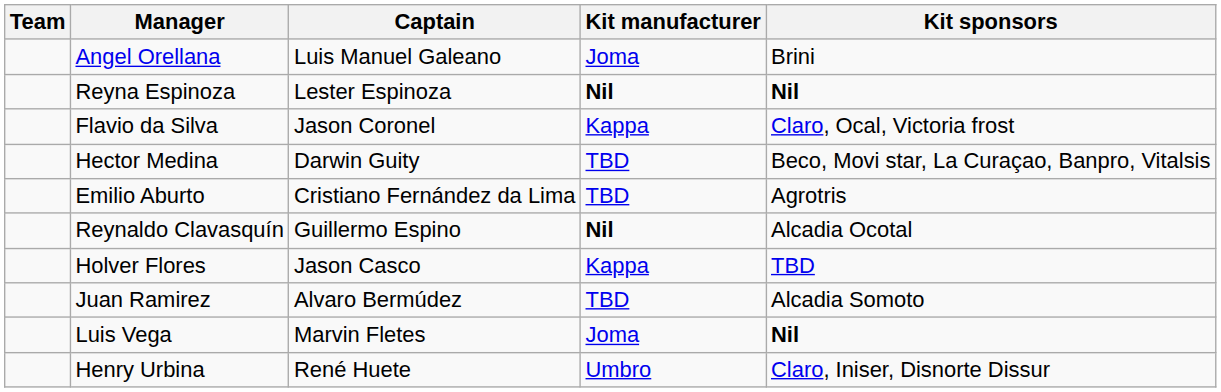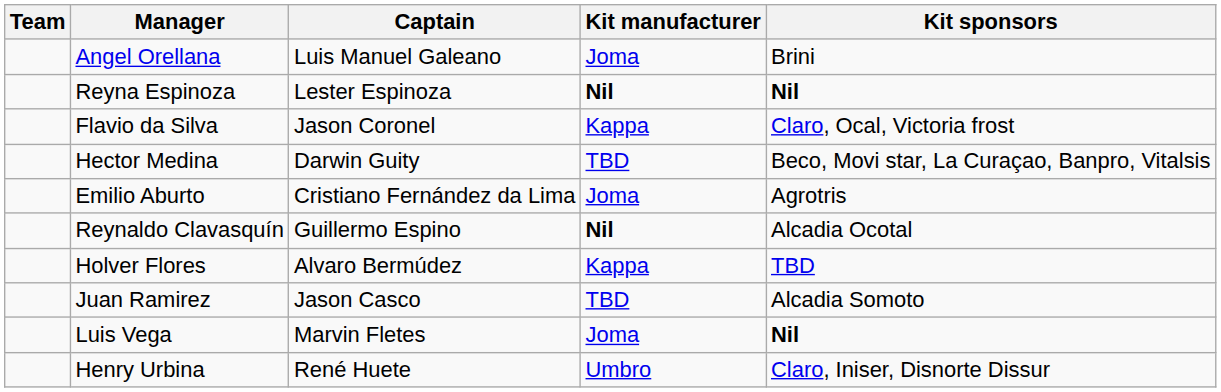(607, 195) TBD -> (612, 195) Joma
(357, 265) Jason Casco -> (378, 265) Alvaro Bermúdez
(378, 299) Alvaro Bermúdez -> (357, 299) Jason Casco
